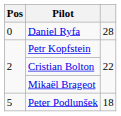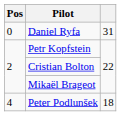(108, 31) 28 -> (108, 31) 31
(10, 102) 5 -> (10, 102) 4
